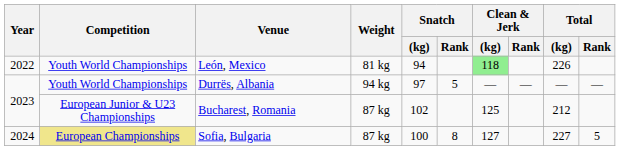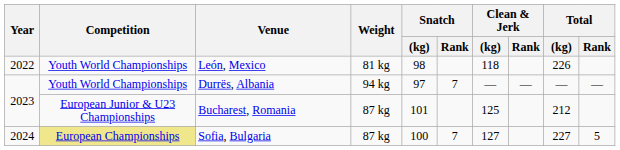(419, 65) 94 -> (419, 65) 98
(490, 65) lightgreen background -> (490, 65) no background
(455, 84) 5 -> (455, 84) 7
(419, 110) 102 -> (419, 110) 101
(455, 136) 8 -> (455, 136) 7
